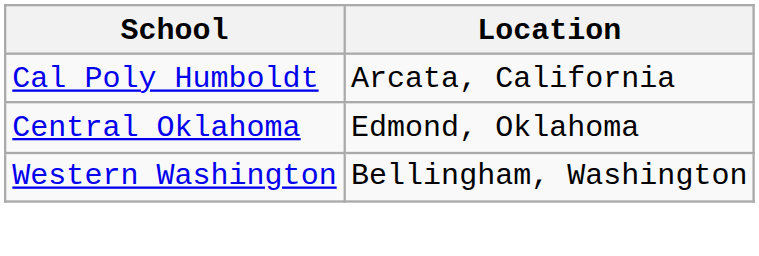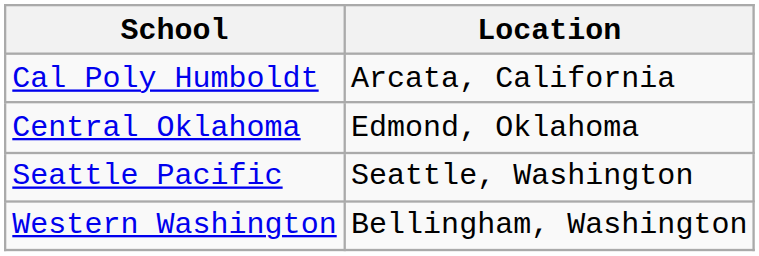+ row: (147, 176)
